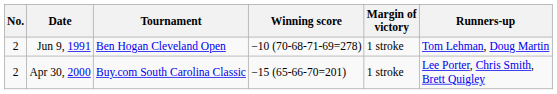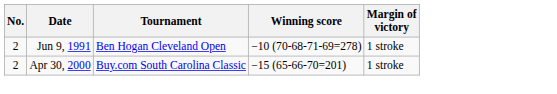- column: (486, 21)
